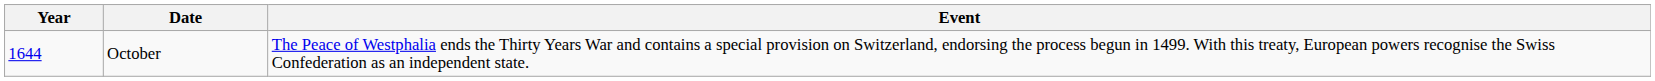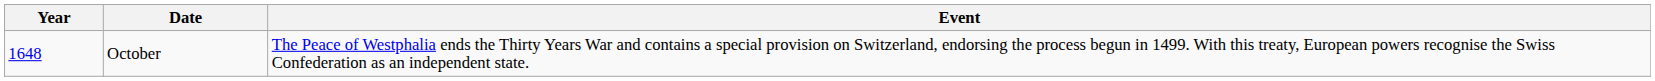(25, 53) 1644 -> (25, 53) 1648
